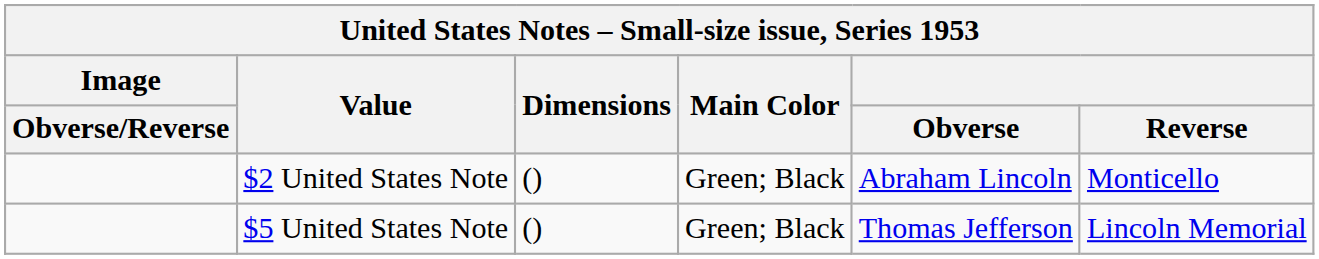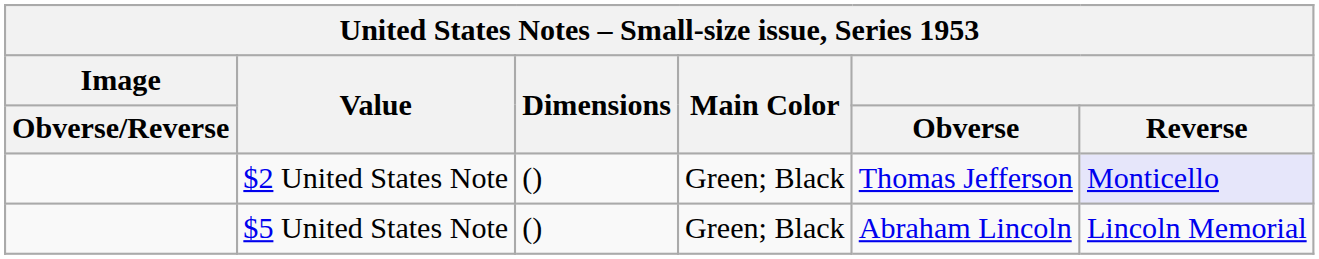(965, 178) Abraham Lincoln -> (966, 178) Thomas Jefferson
(1153, 178) no background -> (1153, 178) lavender background
(966, 228) Thomas Jefferson -> (965, 228) Abraham Lincoln
